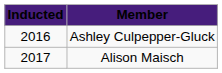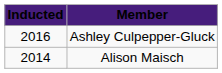(36, 57) 2017 -> (36, 57) 2014
